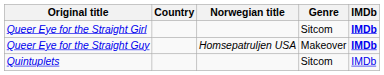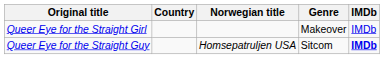(317, 29) Sitcom -> (324, 29) Makeover
(364, 29) bold -> (364, 29) normal
(324, 45) Makeover -> (317, 45) Sitcom
- row: (33, 62)
